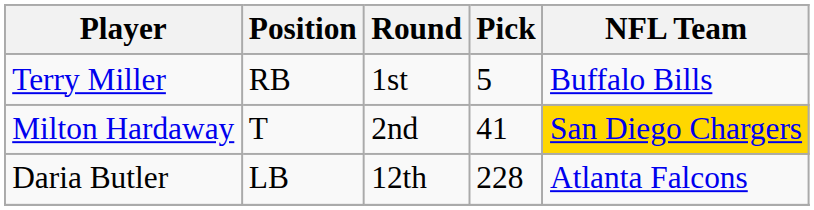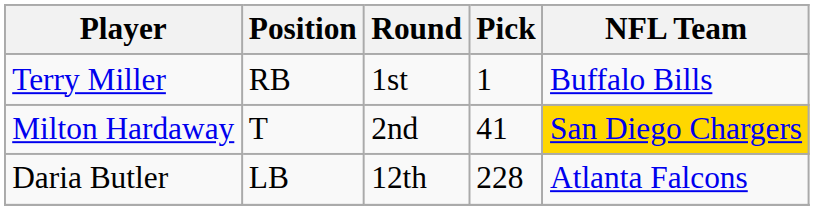(484, 79) 5 -> (484, 79) 1
